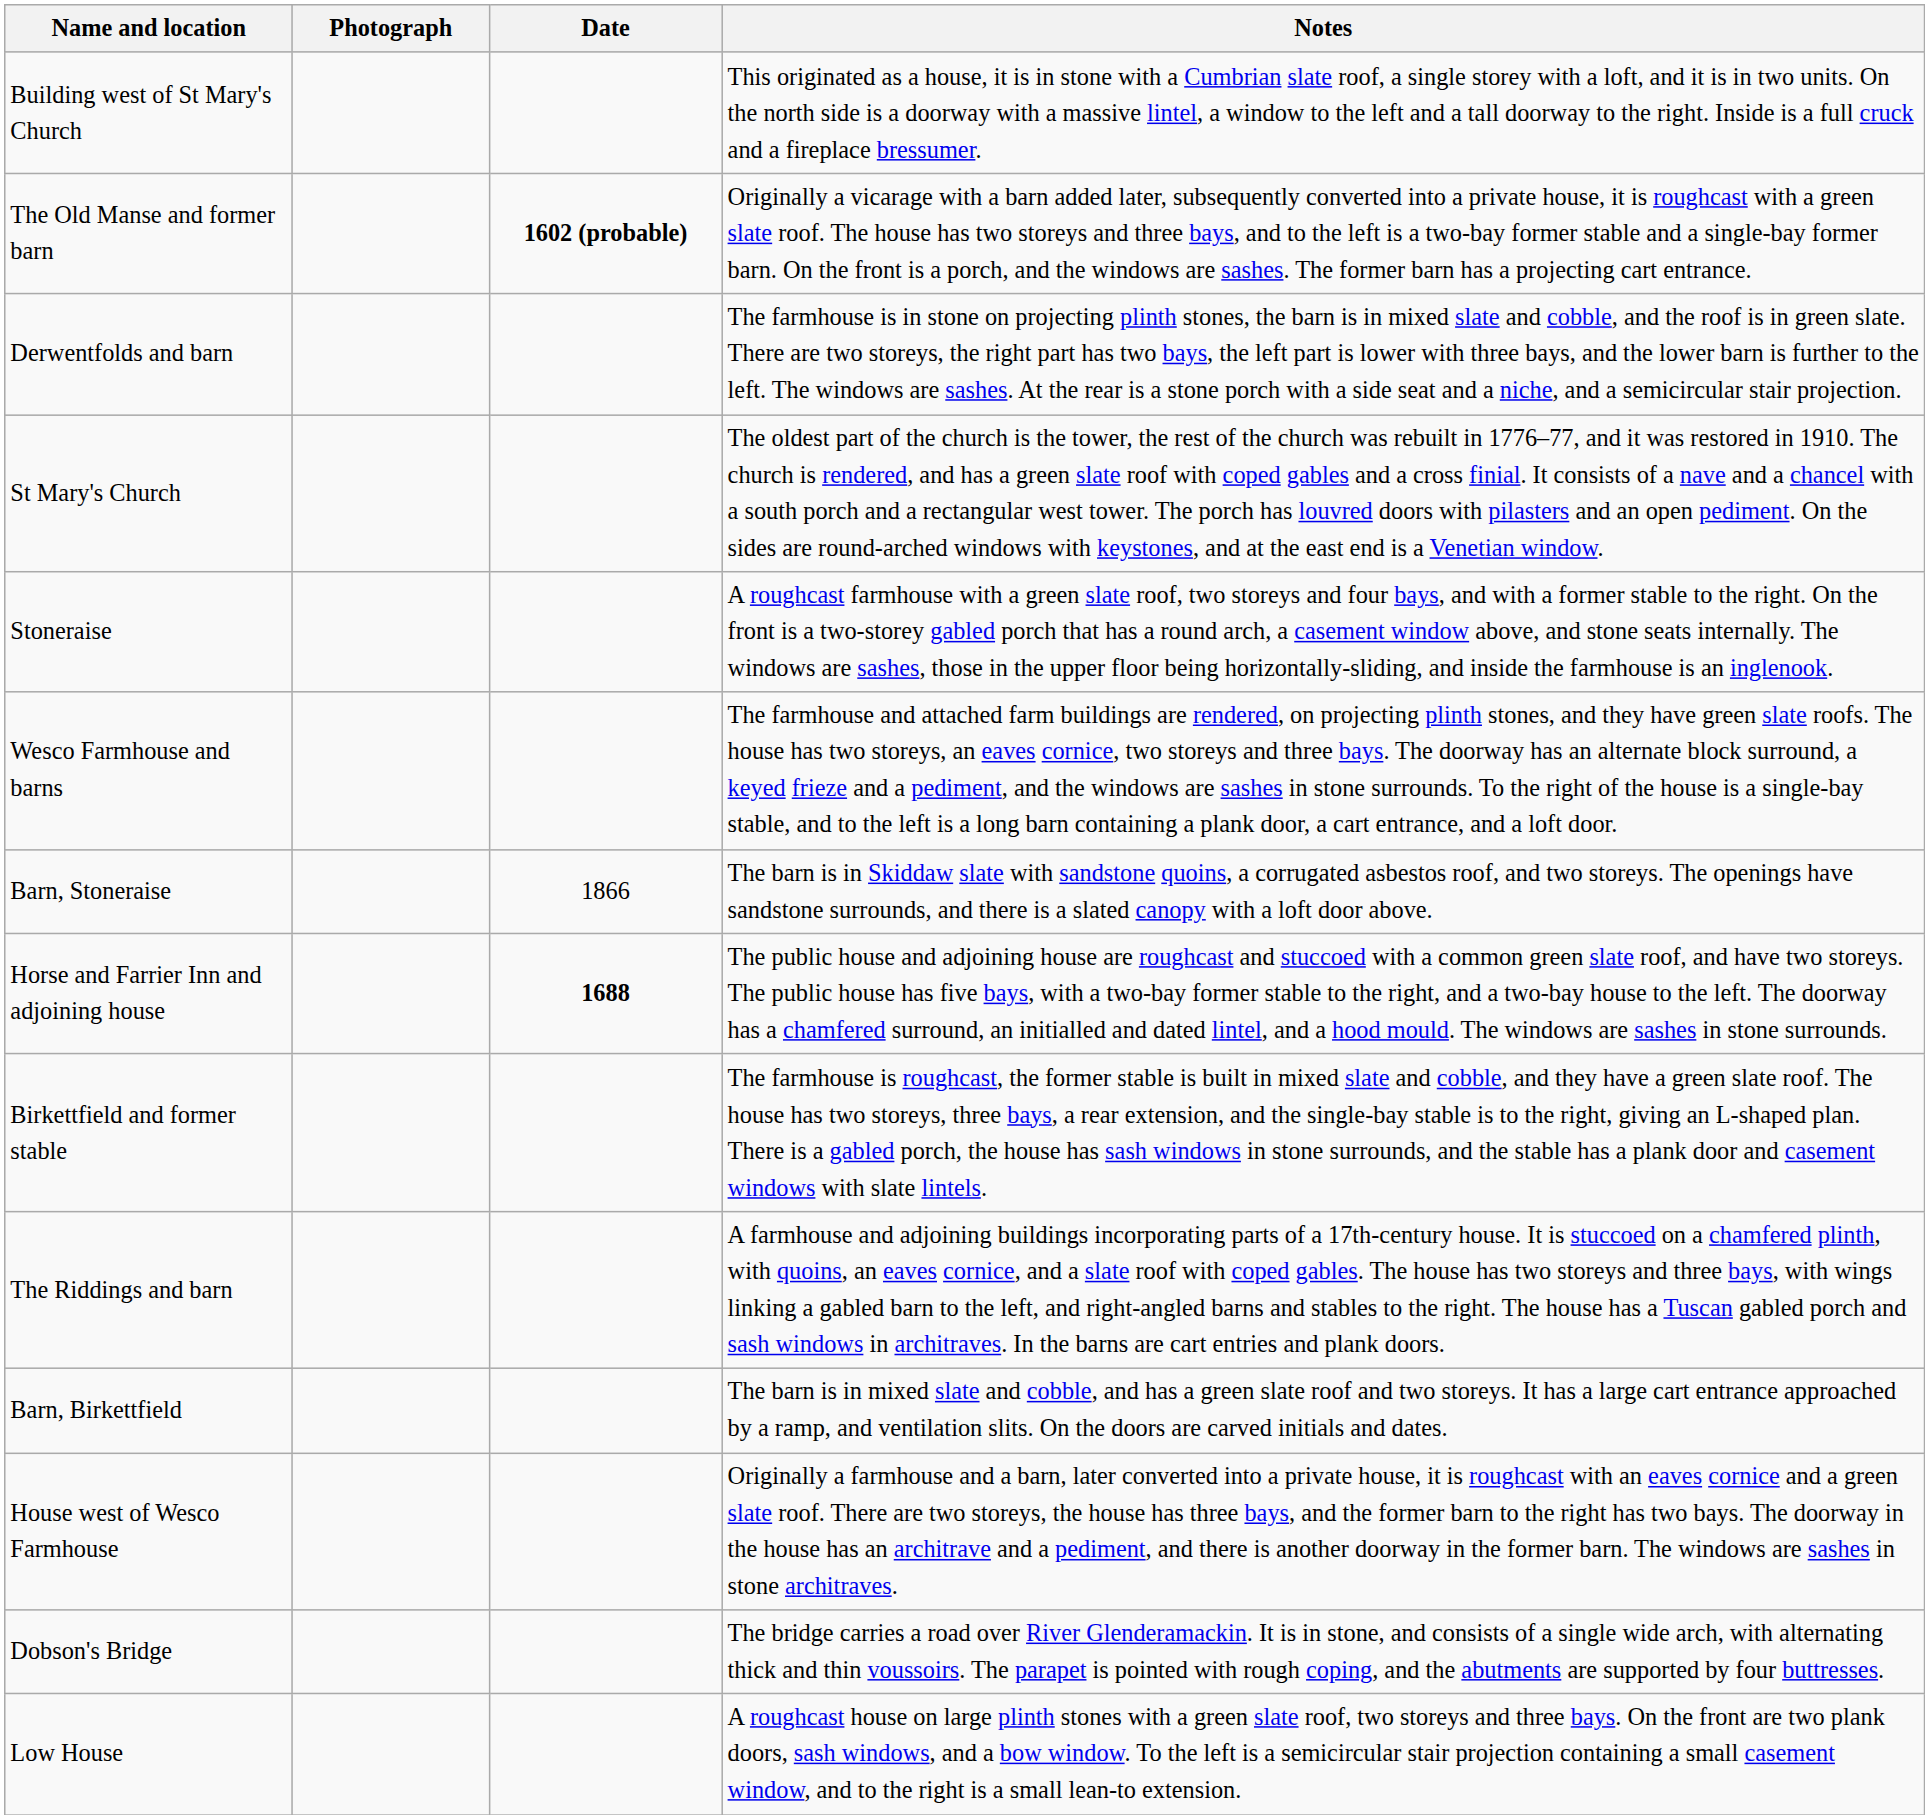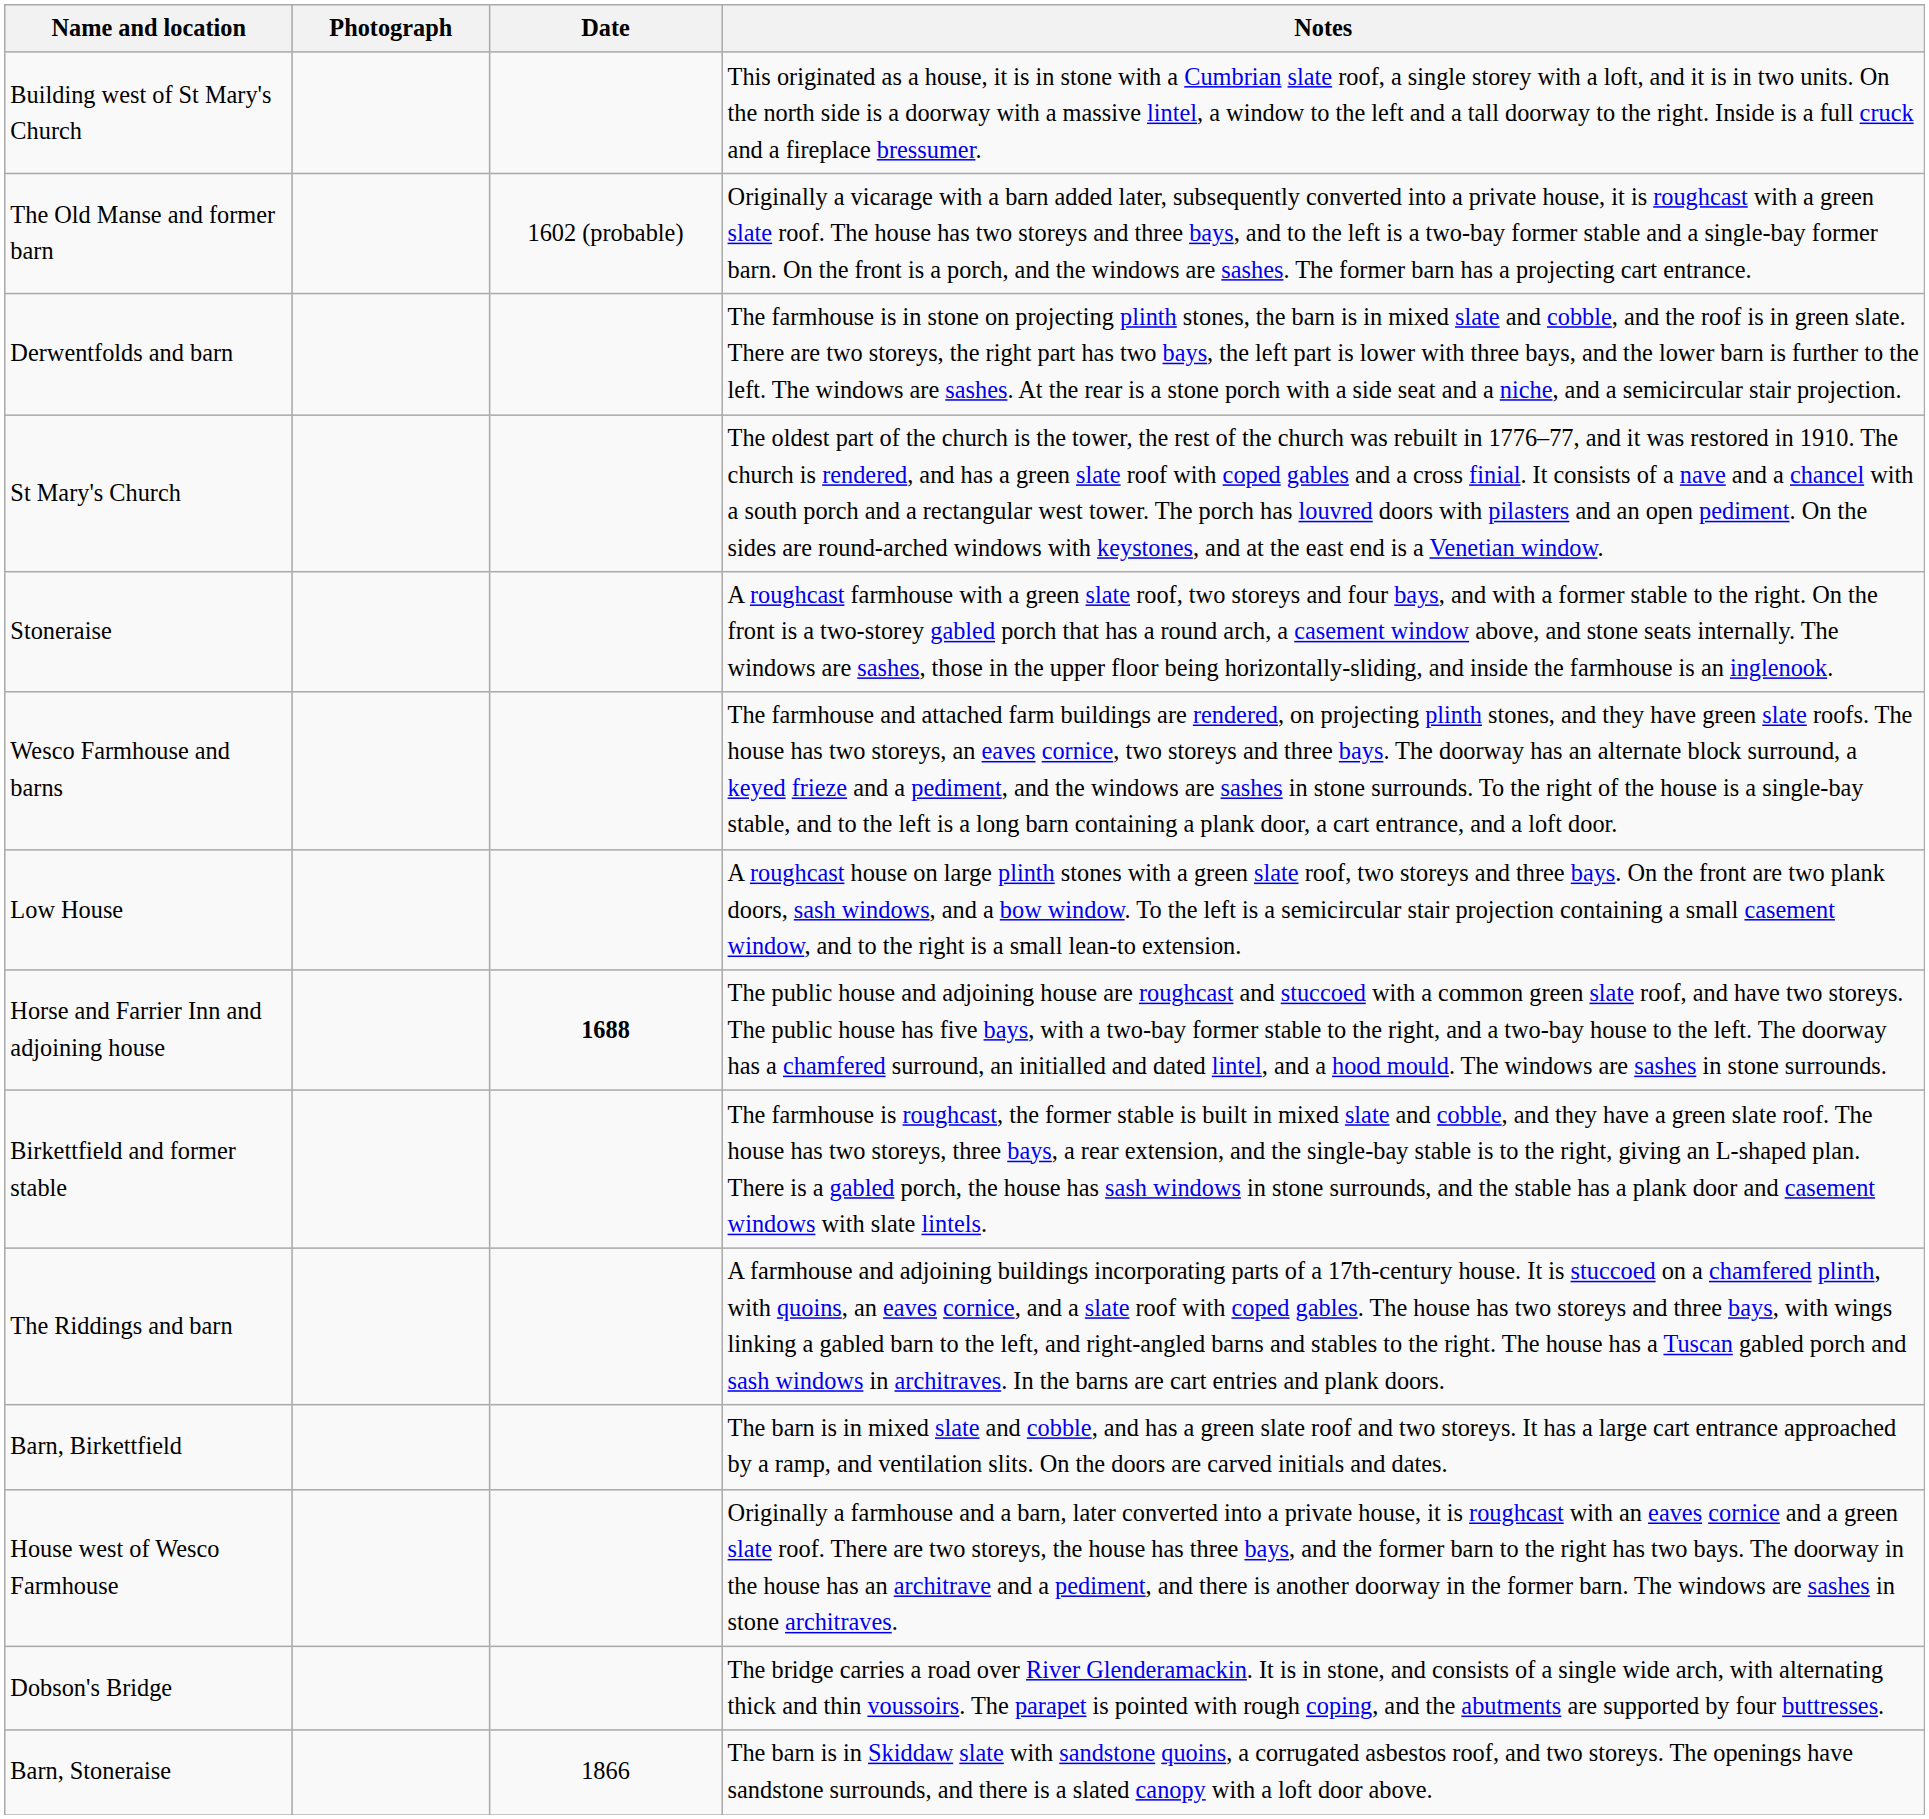(605, 233) bold -> (605, 233) normal
rows swapped: (67, 1753) <-> (91, 891)
